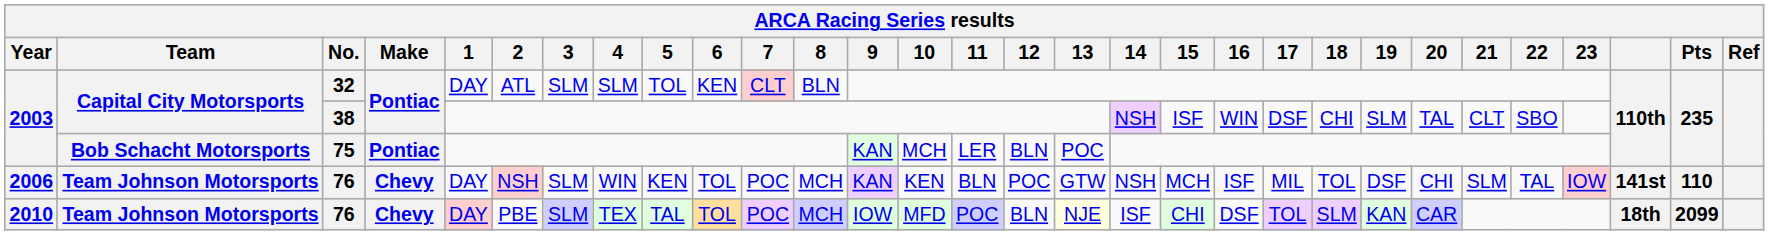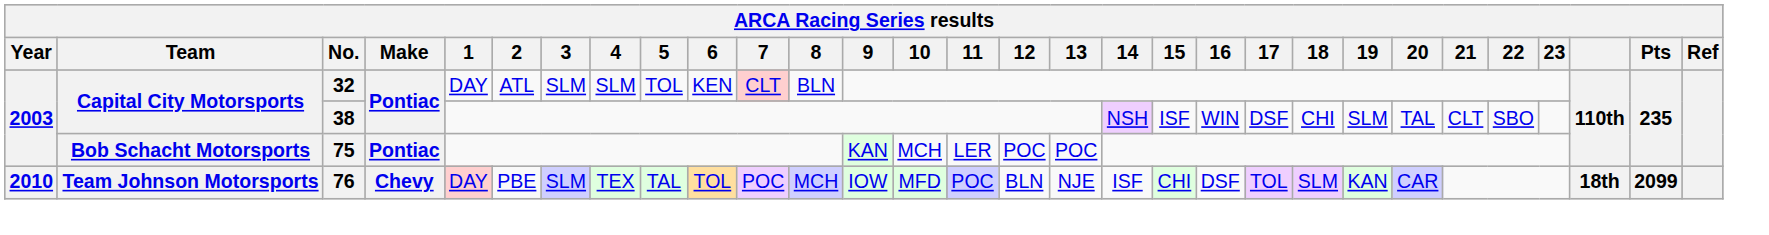(1029, 150) BLN -> (1024, 150) POC
- row: (31, 182)
(1083, 214) lightyellow background -> (1076, 182) no background
